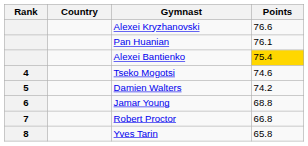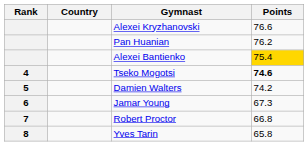(263, 42) 76.1 -> (263, 42) 76.2
(263, 73) normal -> (263, 73) bold
(263, 103) 68.8 -> (263, 103) 67.3
